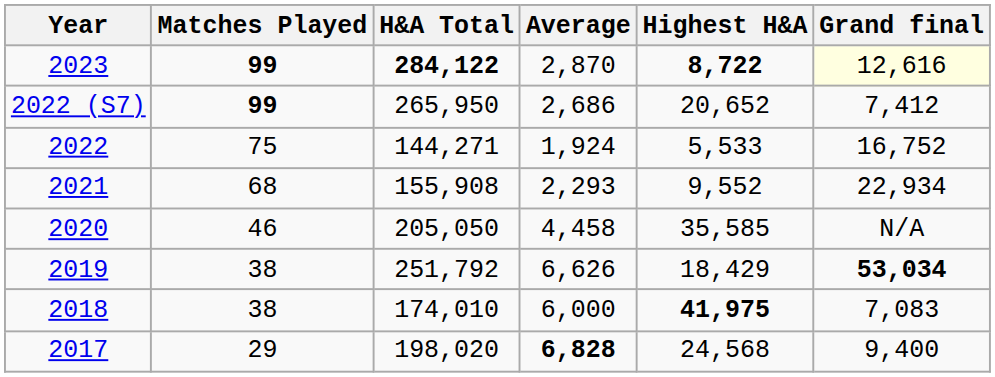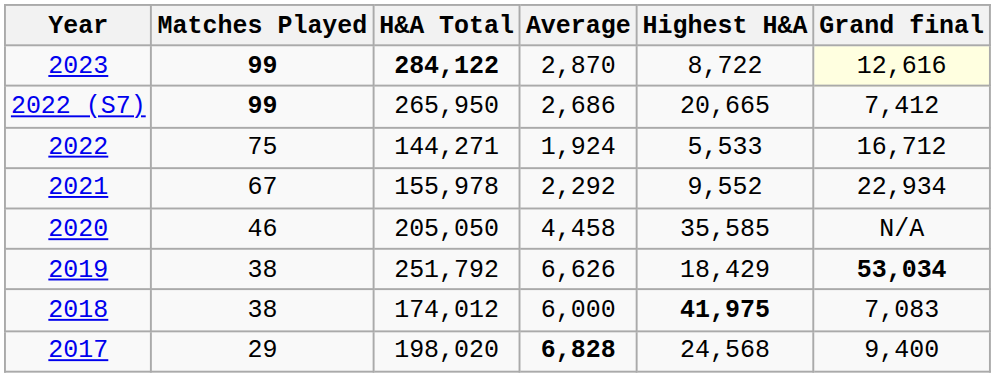(725, 66) bold -> (725, 66) normal
(725, 107) 20,652 -> (725, 107) 20,665
(902, 147) 16,752 -> (902, 147) 16,712
(262, 188) 68 -> (262, 188) 67
(447, 188) 155,908 -> (447, 188) 155,978
(578, 188) 2,293 -> (578, 188) 2,292
(447, 310) 174,010 -> (447, 310) 174,012
